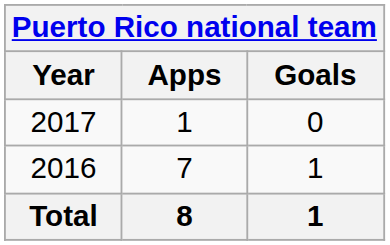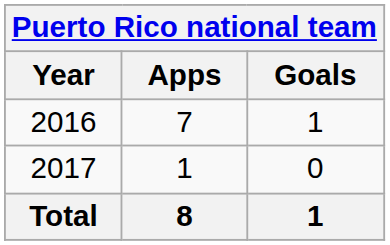rows swapped: (63, 168) <-> (63, 121)
